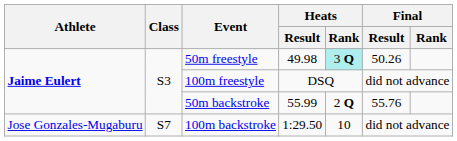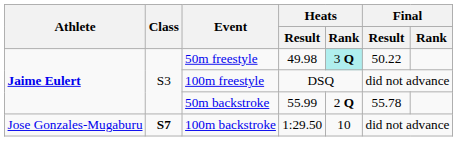(386, 59) 50.26 -> (386, 59) 50.22
(386, 103) 55.76 -> (386, 103) 55.78
(164, 125) normal -> (164, 125) bold
